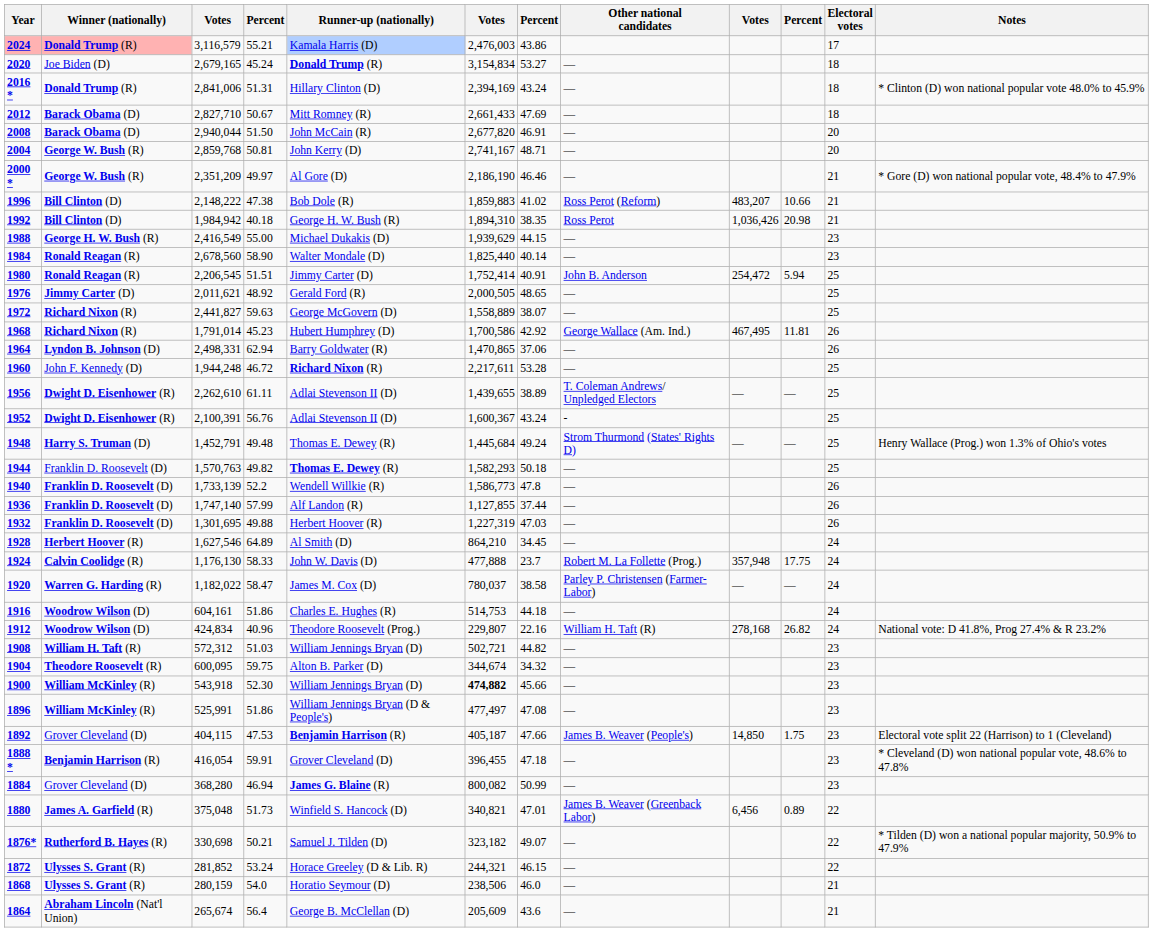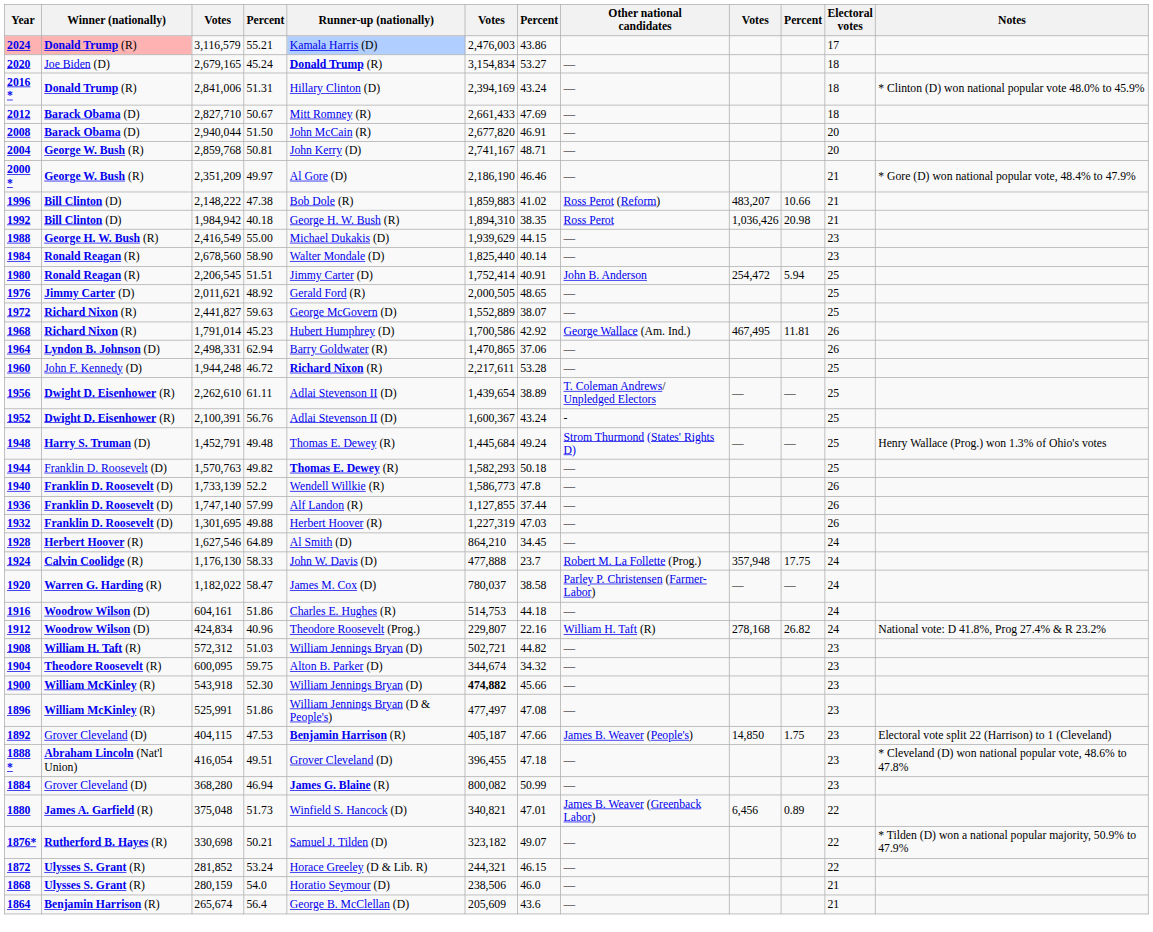(491, 312) 1,558,889 -> (491, 312) 1,552,889
(491, 393) 1,439,655 -> (491, 393) 1,439,654
(102, 760) Benjamin Harrison (R) -> (103, 760) Abraham Lincoln (Nat'l Union)
(260, 760) 59.91 -> (260, 760) 49.51
(103, 911) Abraham Lincoln (Nat'l Union) -> (102, 904) Benjamin Harrison (R)
